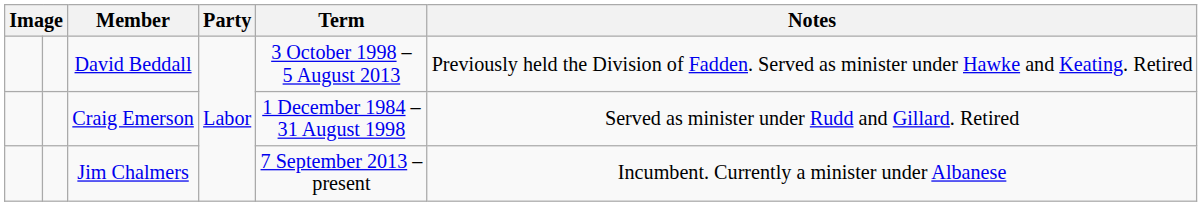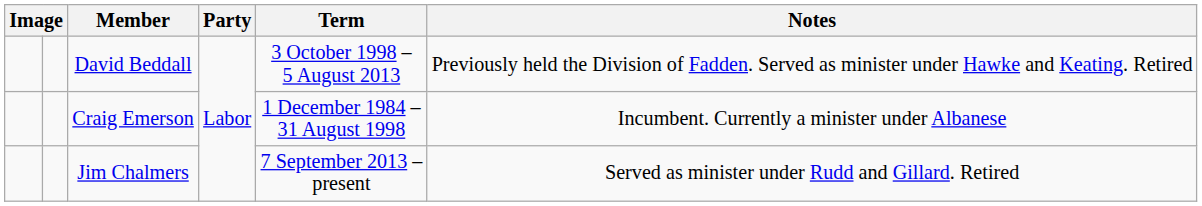(812, 118) Served as minister under Rudd and Gillard. Retired -> (812, 118) Incumbent. Currently a minister under Albanese
(812, 173) Incumbent. Currently a minister under Albanese -> (812, 173) Served as minister under Rudd and Gillard. Retired
